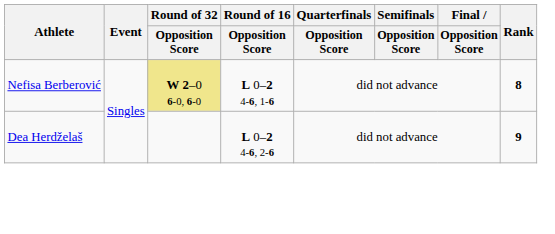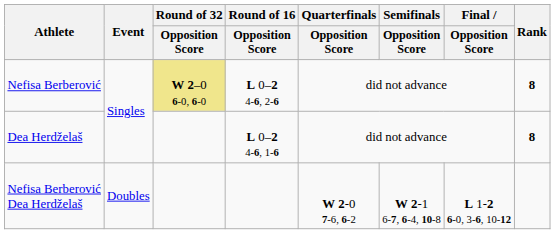(257, 93) L 0–2 4-6, 1-6 -> (262, 93) L 0–2 4-6, 2-6
(257, 144) L 0–2 4-6, 2-6 -> (262, 144) L 0–2 4-6, 1-6
(519, 137) 9 -> (532, 137) 8
+ row: (54, 196)
